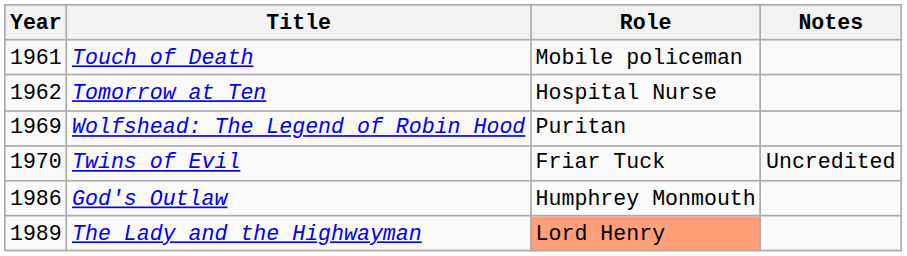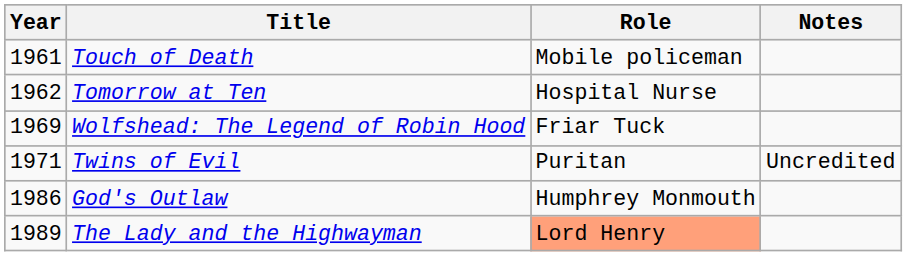(581, 128) Puritan -> (600, 128) Friar Tuck
(36, 163) 1970 -> (36, 163) 1971
(600, 163) Friar Tuck -> (581, 163) Puritan
